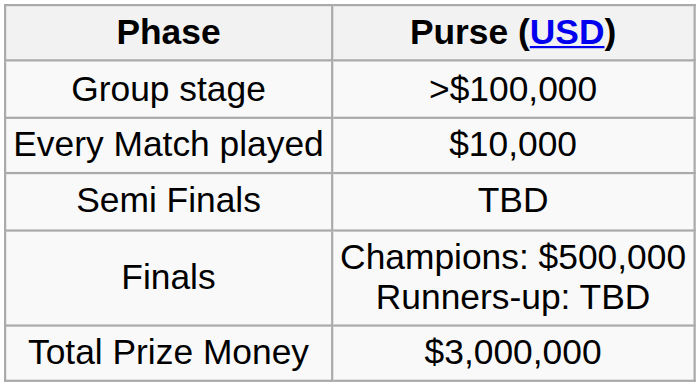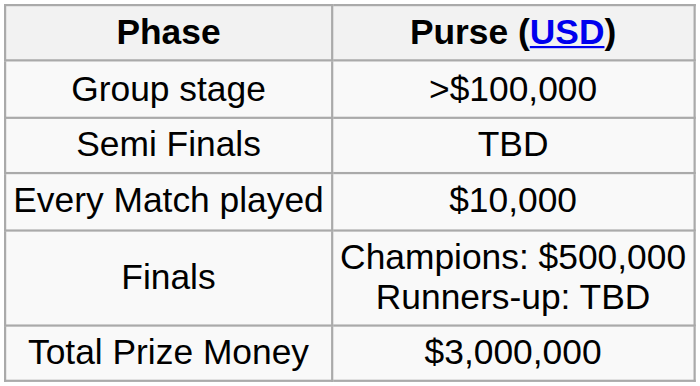rows swapped: (169, 144) <-> (169, 200)
